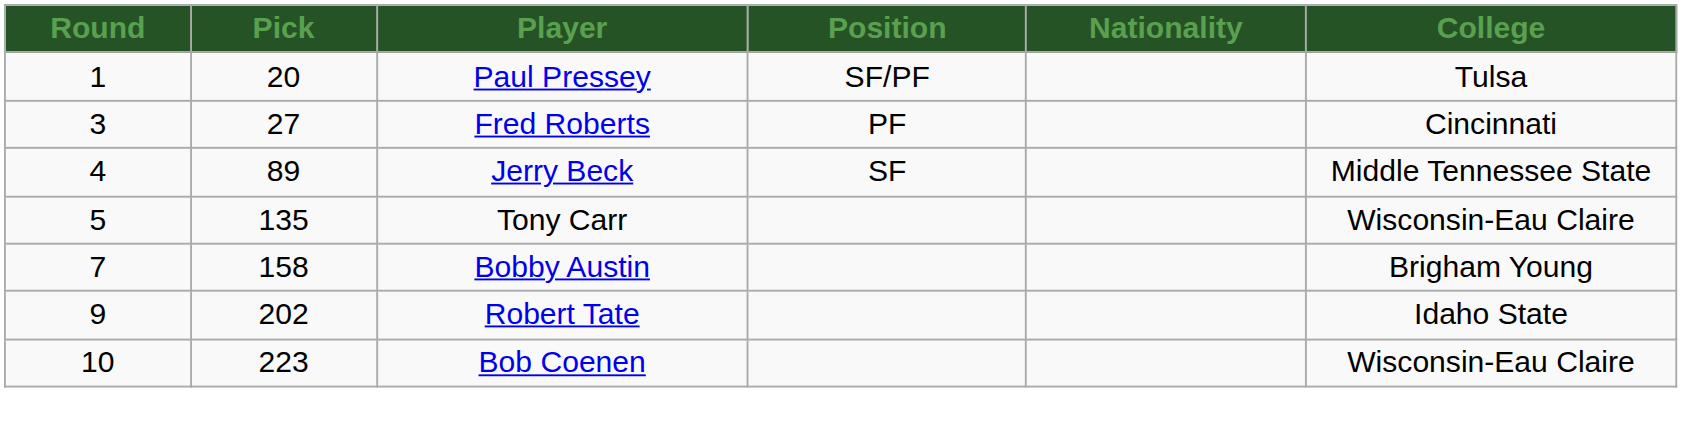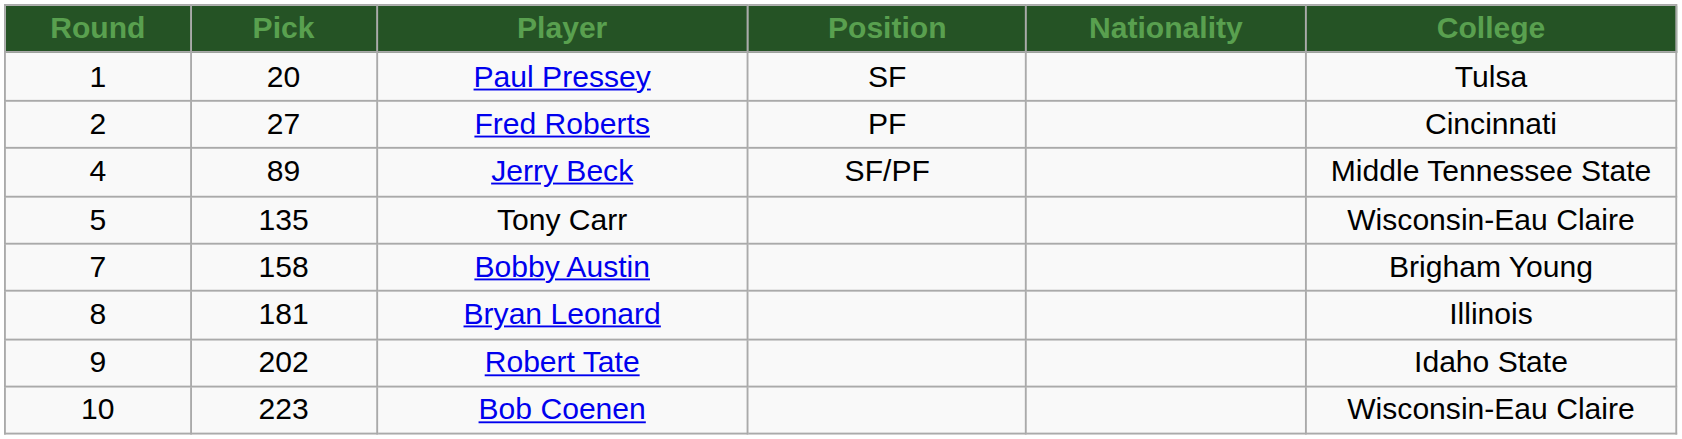(887, 76) SF/PF -> (887, 76) SF
(98, 123) 3 -> (98, 123) 2
(887, 171) SF -> (887, 171) SF/PF
+ row: (562, 314)
